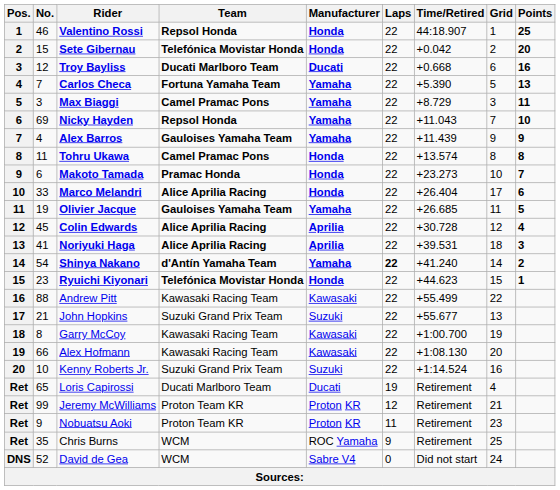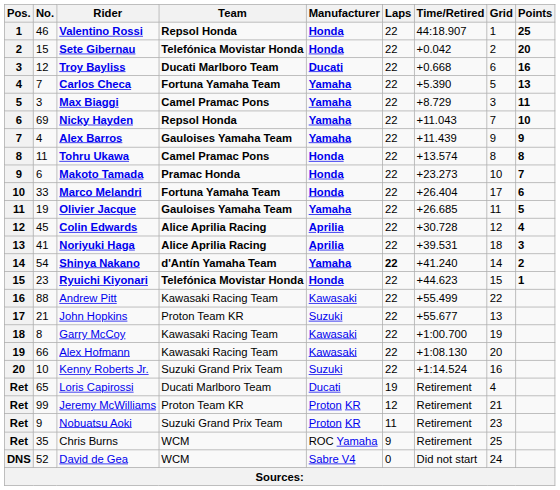(214, 192) Alice Aprilia Racing -> (221, 192) Fortuna Yamaha Team
(222, 316) Suzuki Grand Prix Team -> (202, 316) Proton Team KR
(202, 423) Proton Team KR -> (222, 423) Suzuki Grand Prix Team
